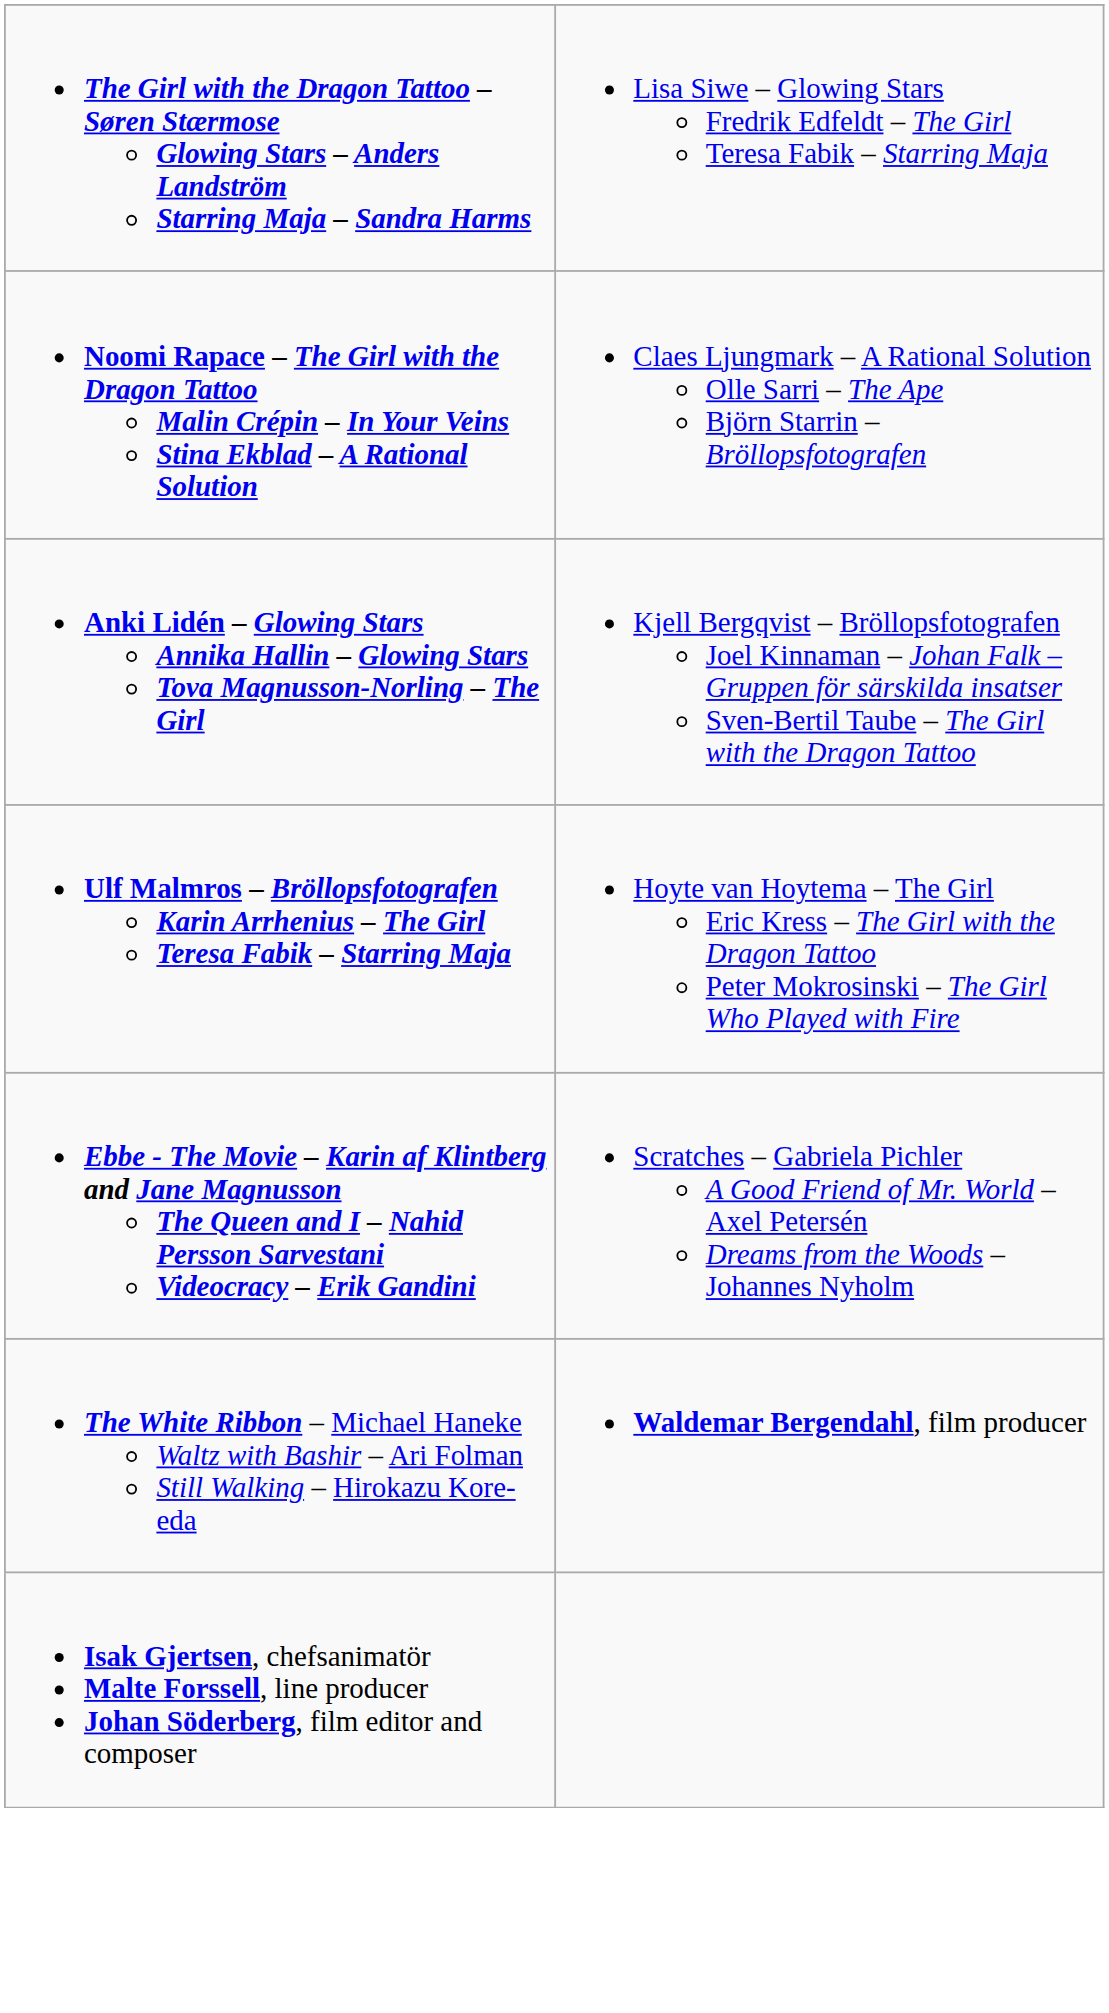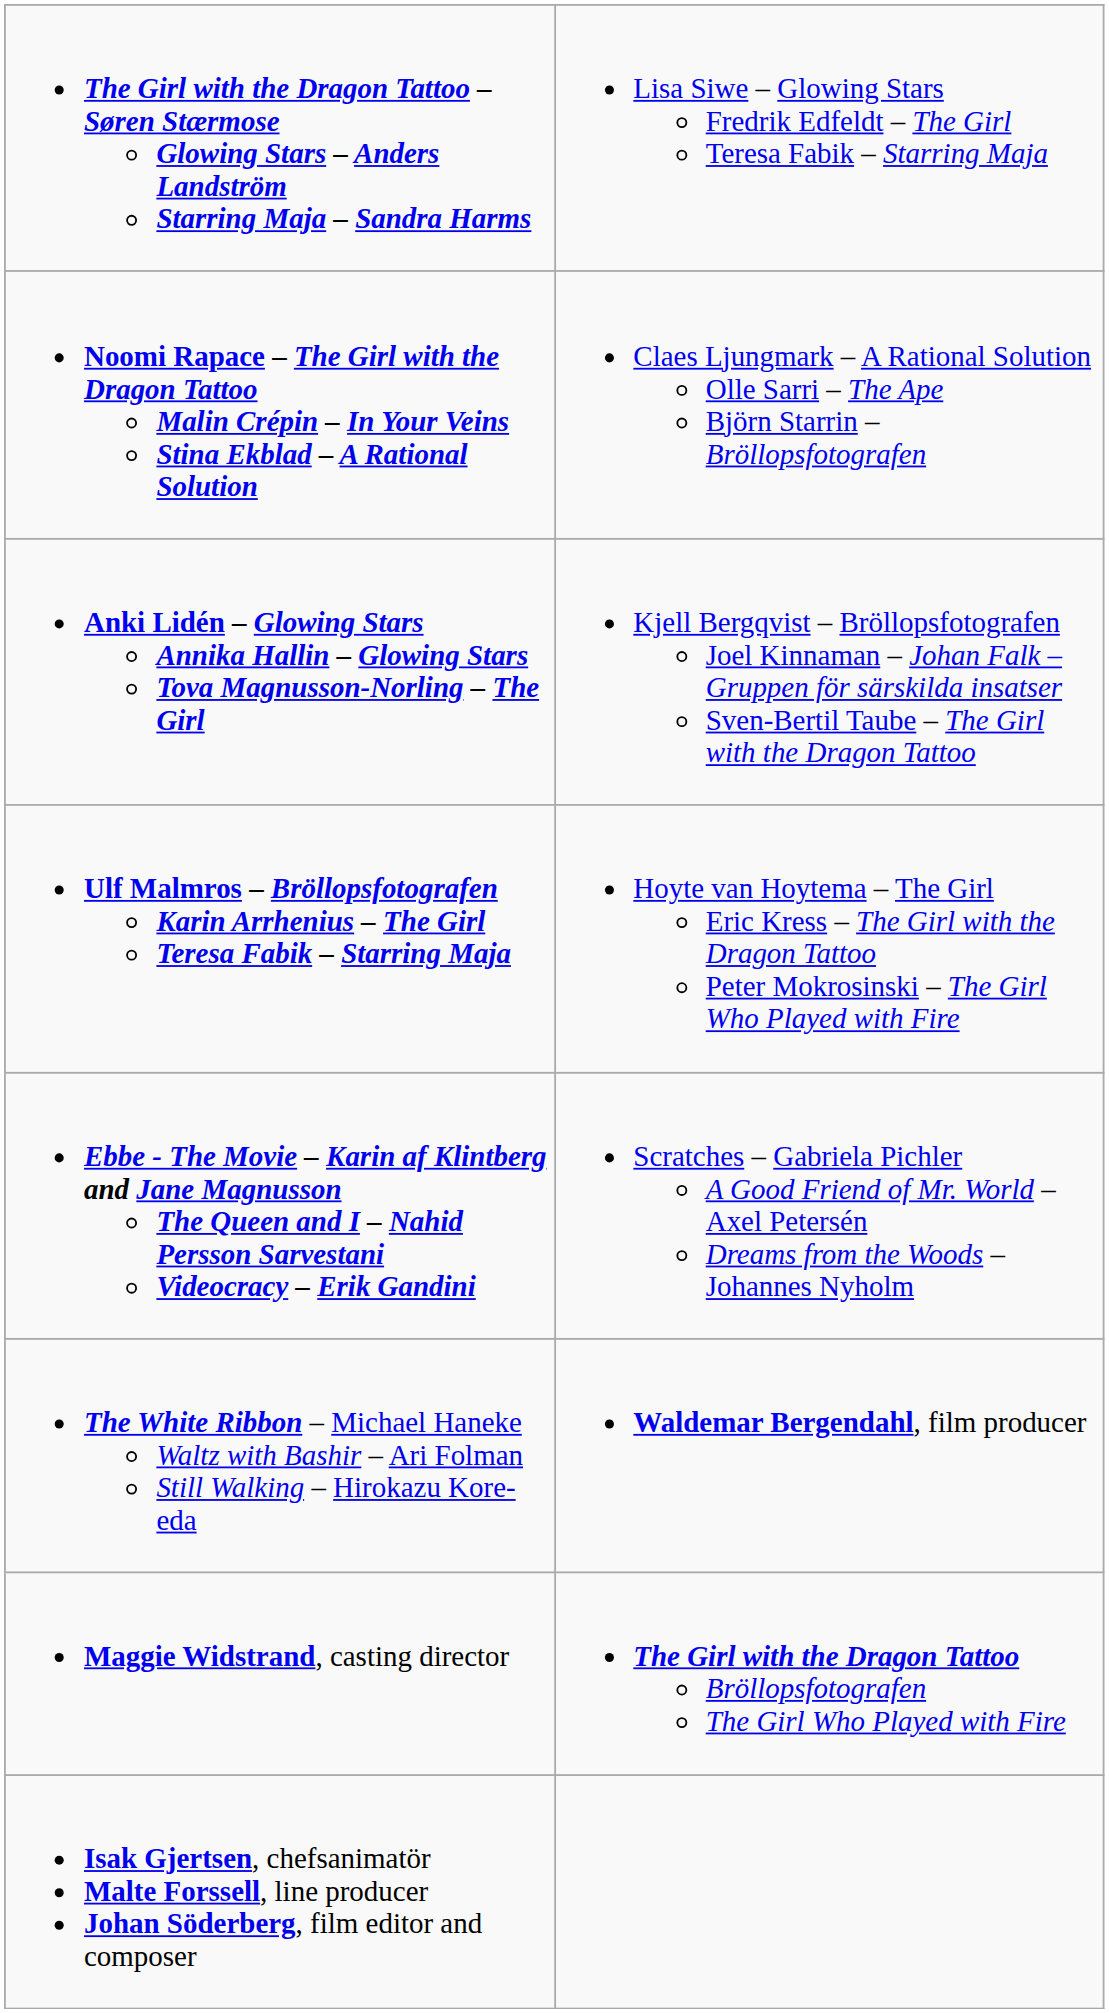+ row: (280, 1657)
